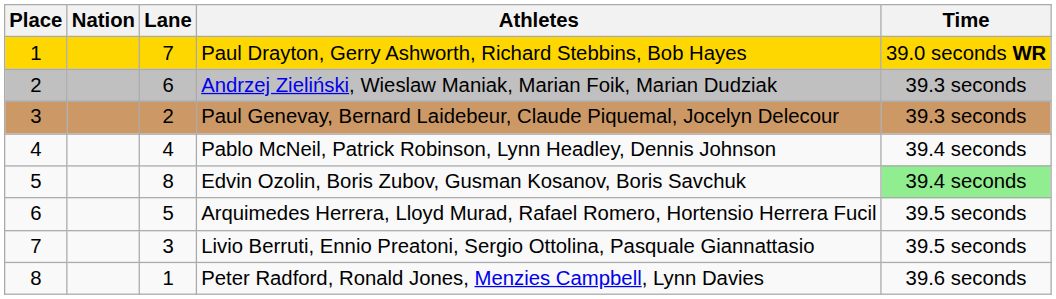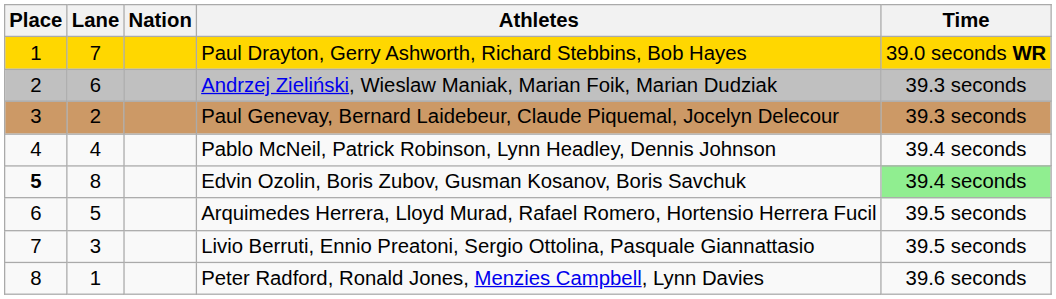columns swapped: (168, 20) <-> (103, 20)
(36, 181) normal -> (36, 181) bold
